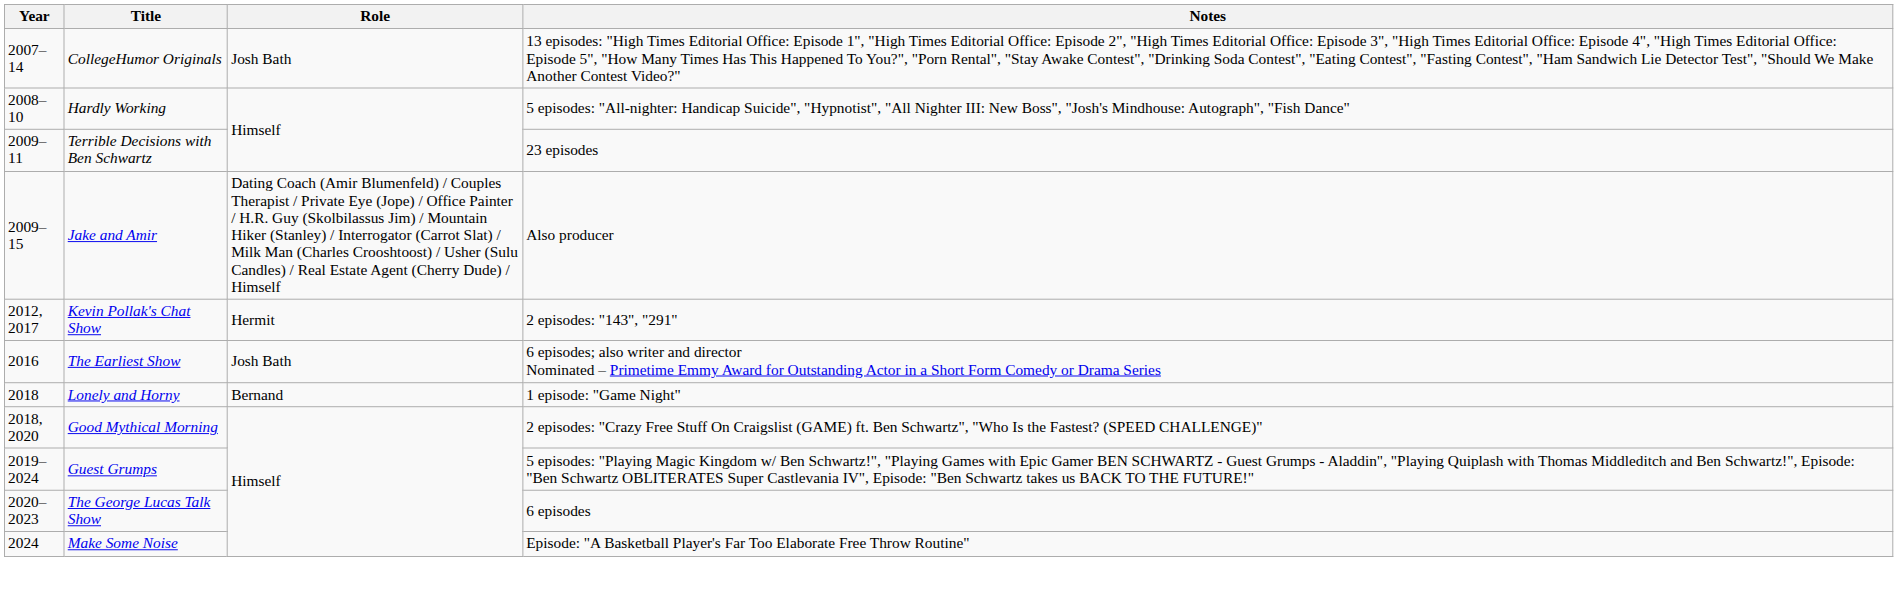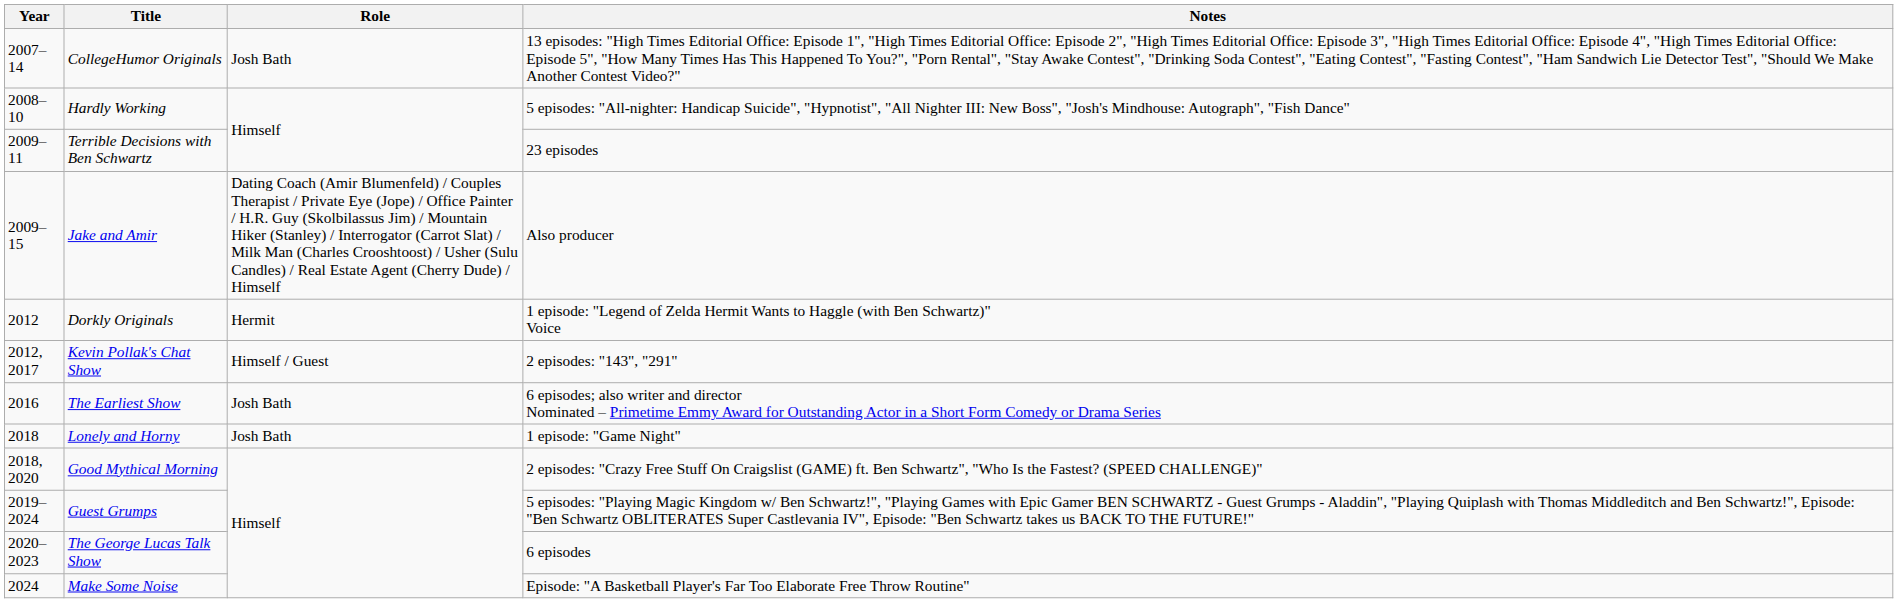+ row: (120, 319)
(253, 319) Hermit -> (280, 361) Himself / Guest
(257, 394) Bernand -> (261, 436) Josh Bath
